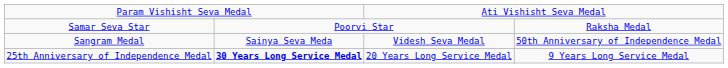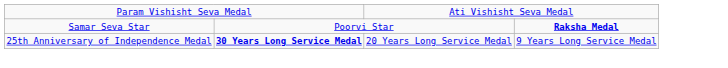(619, 26) normal -> (586, 26) bold
- row: (109, 41)
